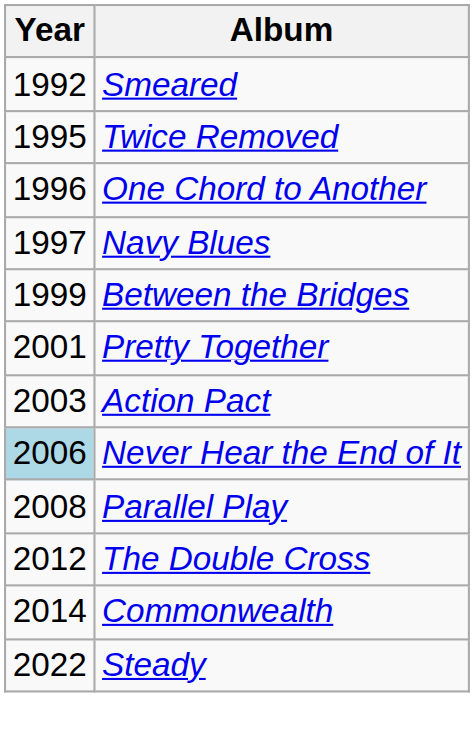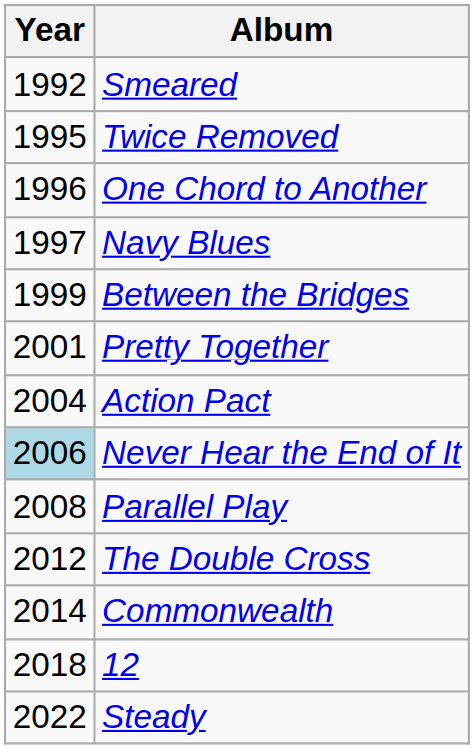(50, 400) 2003 -> (50, 400) 2004
+ row: (121, 664)
